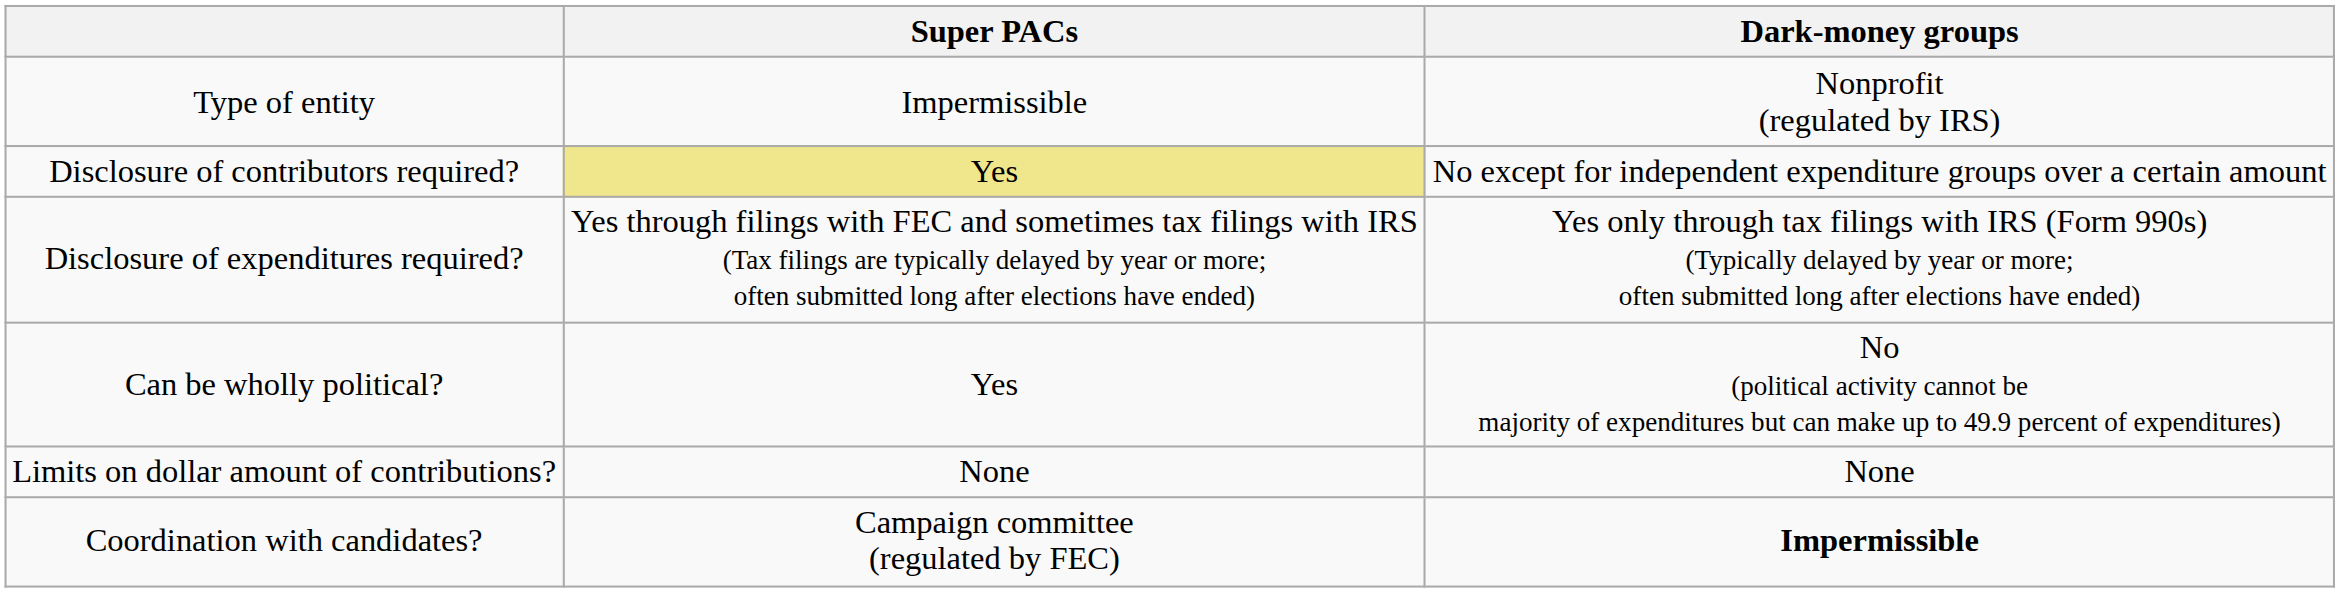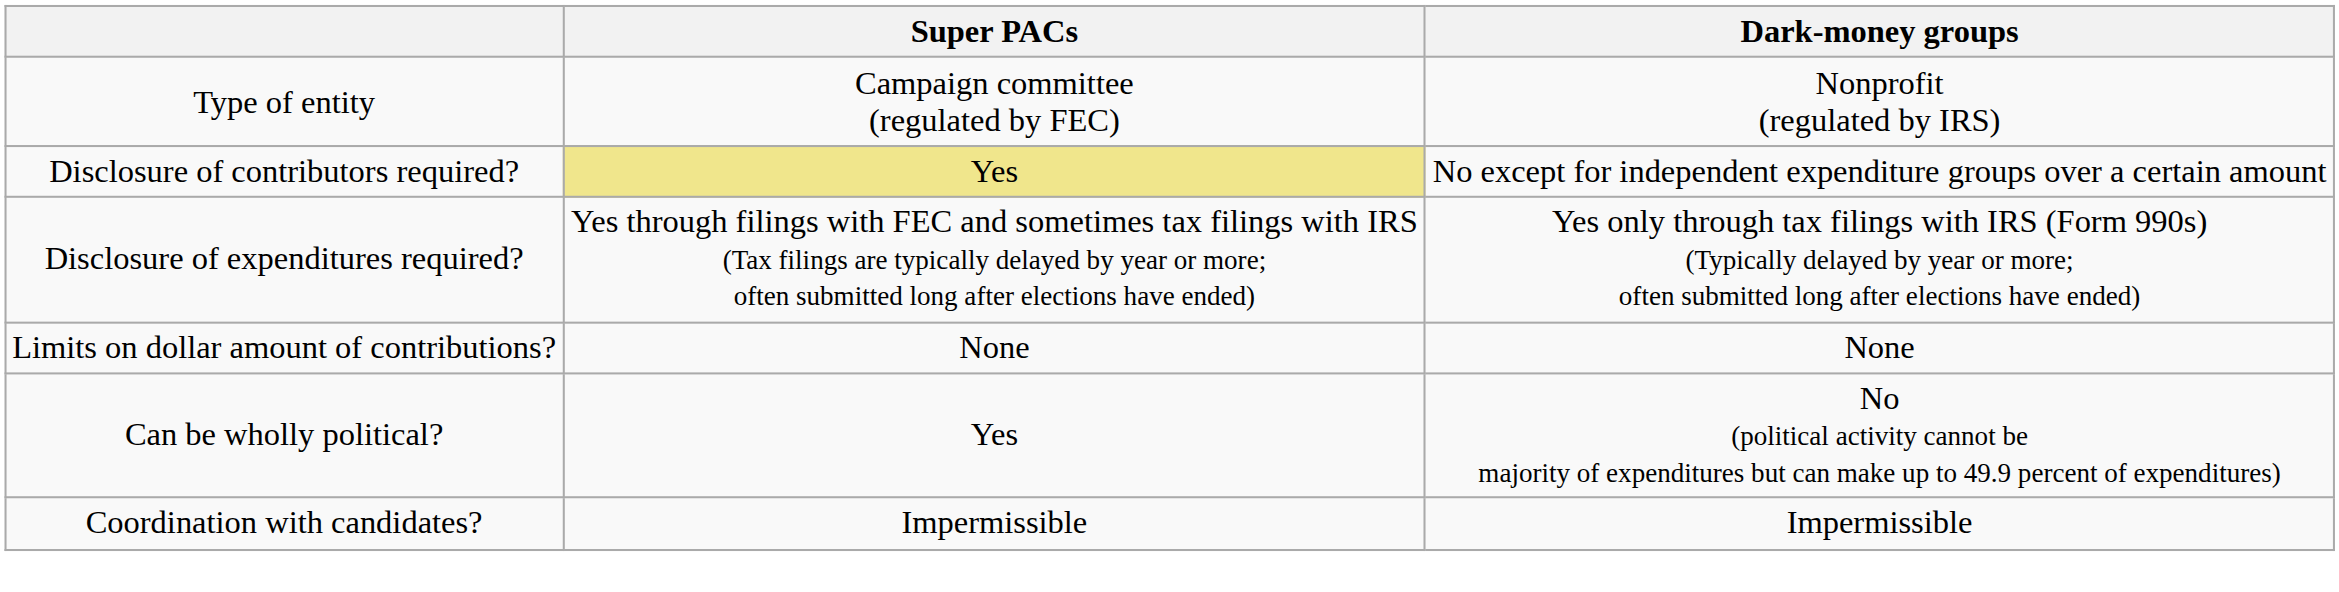(994, 100) Impermissible -> (994, 100) Campaign committee (regulated by FEC)
rows swapped: (284, 471) <-> (284, 383)
(994, 541) Campaign committee (regulated by FEC) -> (994, 522) Impermissible
(1880, 541) bold -> (1880, 522) normal
